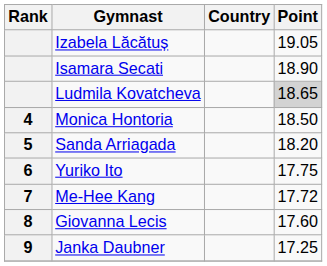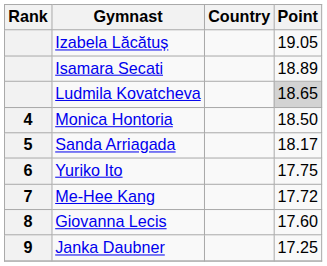(298, 68) 18.90 -> (298, 68) 18.89
(298, 145) 18.20 -> (298, 145) 18.17
